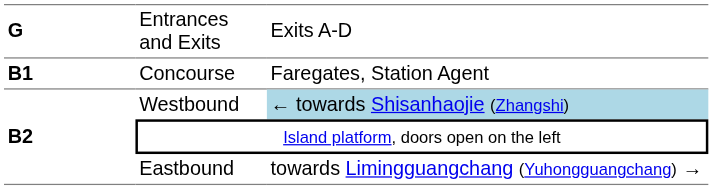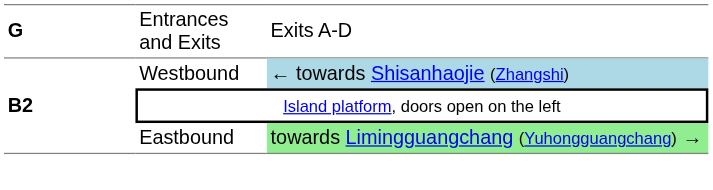- row: (187, 73)
(486, 168) no background -> (486, 137) lightgreen background
